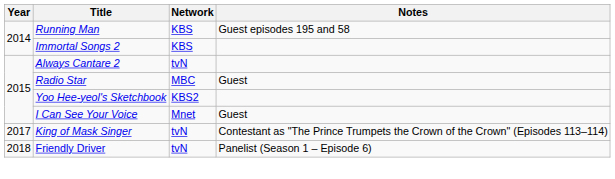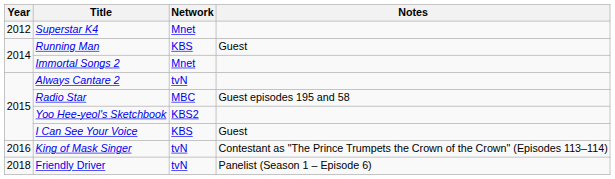+ row: (67, 30)
(284, 30) Guest episodes 195 and 58 -> (233, 47) Guest
(182, 47) KBS -> (183, 64) Mnet
(233, 81) Guest -> (284, 98) Guest episodes 195 and 58
(183, 115) Mnet -> (182, 132) KBS
(19, 132) 2017 -> (19, 149) 2016
